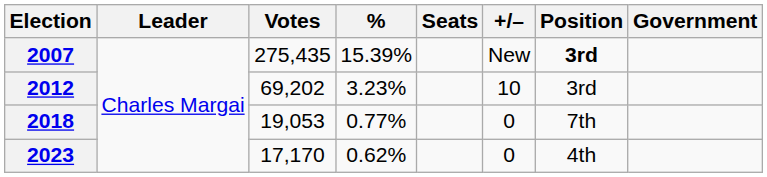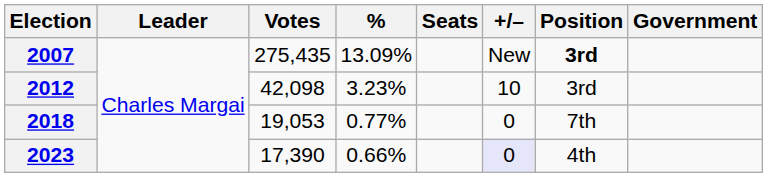(376, 54) 15.39% -> (376, 54) 13.09%
(293, 88) 69,202 -> (293, 88) 42,098
(293, 155) 17,170 -> (293, 155) 17,390
(376, 155) 0.62% -> (376, 155) 0.66%
(509, 155) no background -> (509, 155) lavender background
